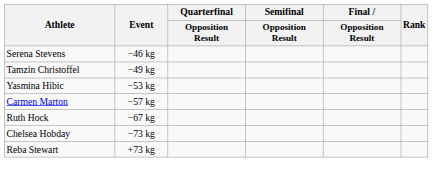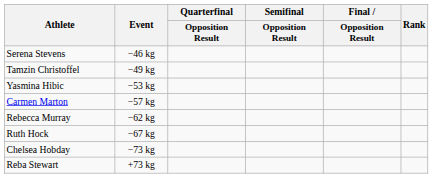+ row: (39, 118)
